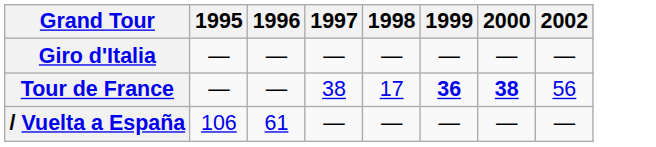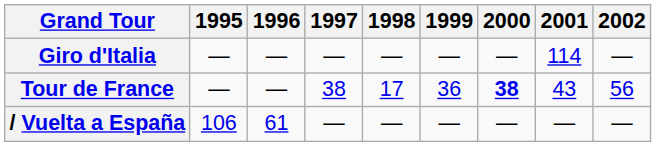+ column: (564, 21)
(449, 89) bold -> (449, 89) normal
